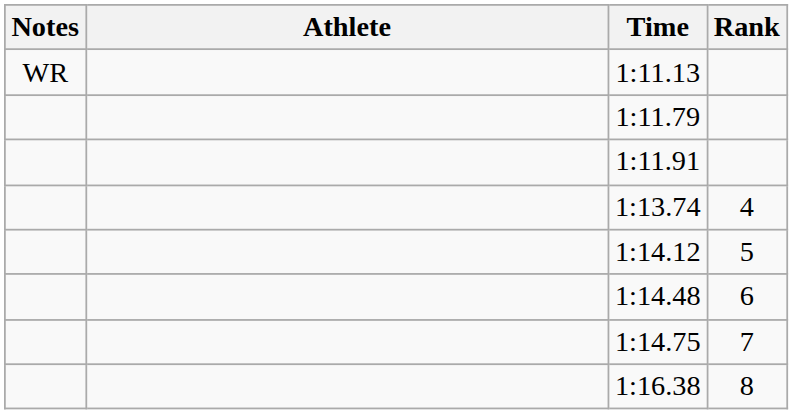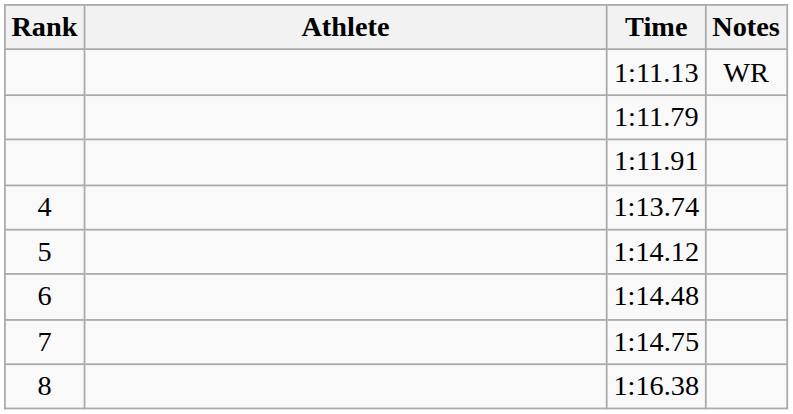columns swapped: (747, 26) <-> (45, 26)
